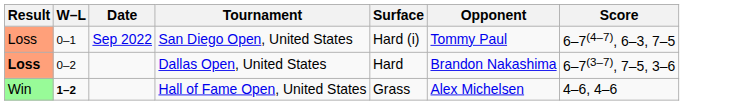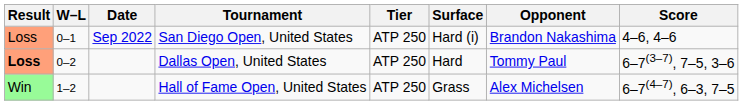+ column: (399, 15)
(469, 39) Tommy Paul -> (553, 37) Brandon Nakashima
(619, 39) 6–7(4–7), 6–3, 7–5 -> (649, 37) 4–6, 4–6
(494, 65) Brandon Nakashima -> (528, 61) Tommy Paul
(66, 89) bold -> (66, 88) normal
(590, 89) 4–6, 4–6 -> (678, 87) 6–7(4–7), 6–3, 7–5
